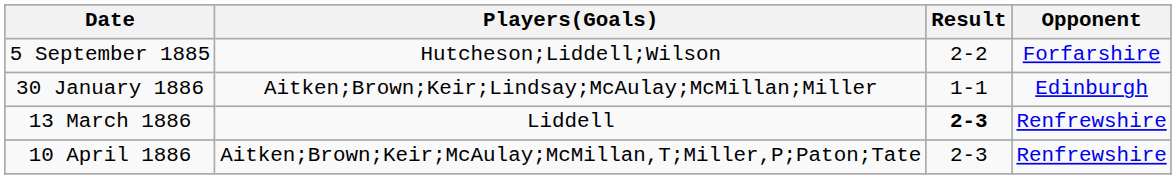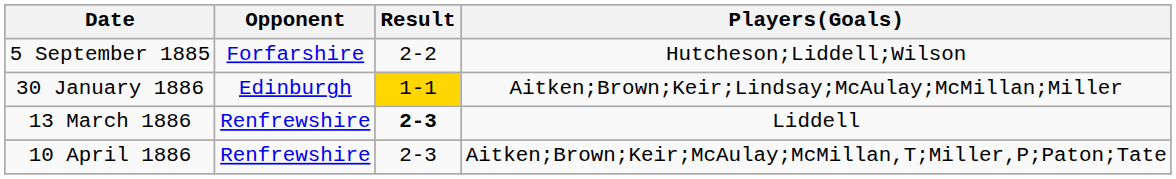columns swapped: (1092, 22) <-> (571, 22)
(969, 89) no background -> (418, 89) gold background
